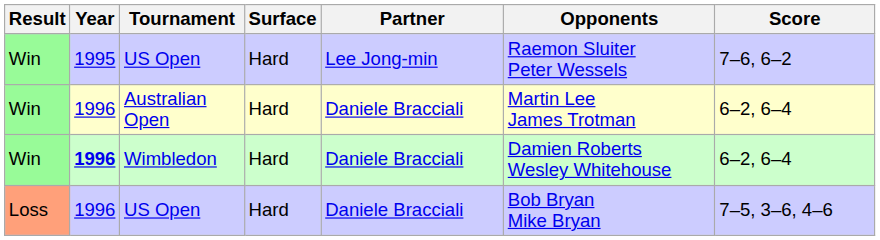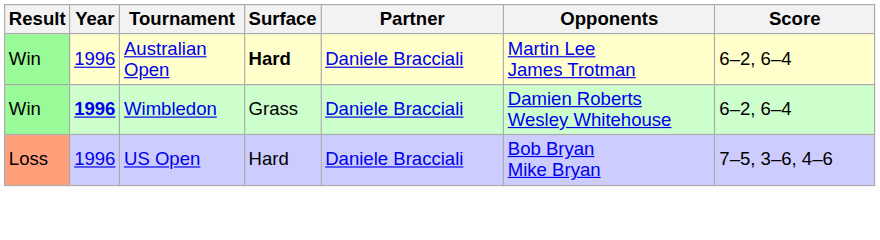- row: (25, 59)
(269, 109) normal -> (270, 59) bold
(269, 159) Hard -> (273, 109) Grass
